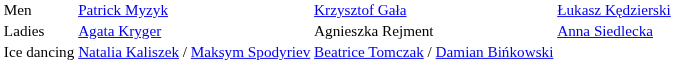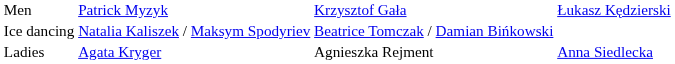rows swapped: (24, 31) <-> (39, 52)
